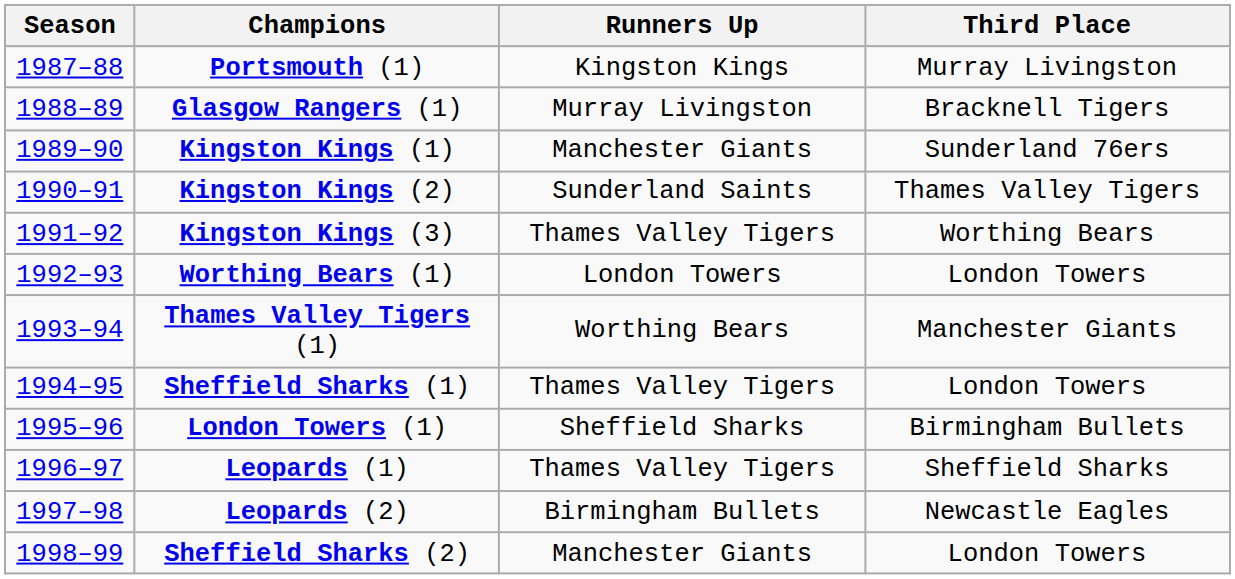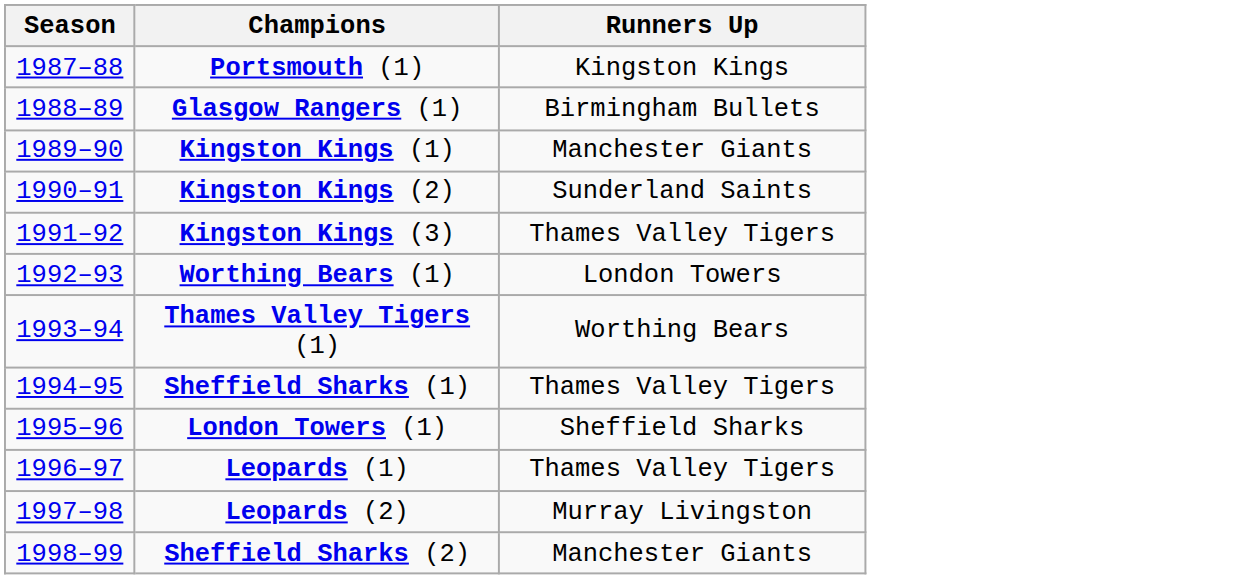- column: (1047, 26)
(682, 109) Murray Livingston -> (682, 109) Birmingham Bullets
(682, 512) Birmingham Bullets -> (682, 512) Murray Livingston
